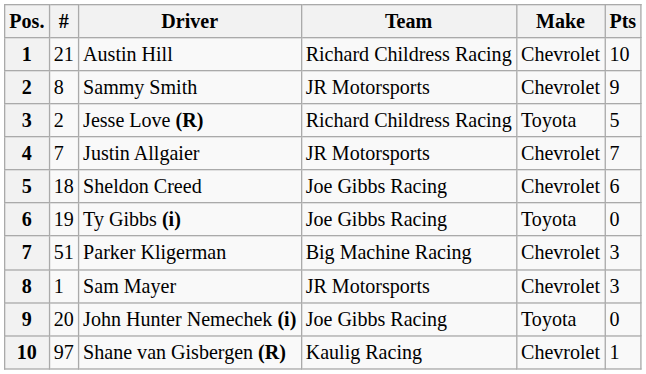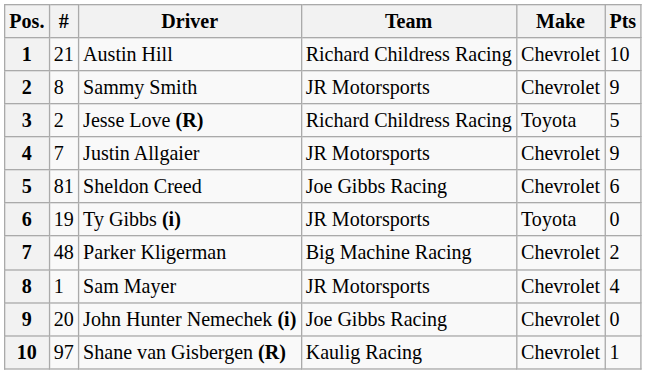(614, 153) 7 -> (614, 153) 9
(64, 186) 18 -> (64, 186) 81
(376, 219) Joe Gibbs Racing -> (368, 219) JR Motorsports
(64, 252) 51 -> (64, 252) 48
(614, 252) 3 -> (614, 252) 2
(614, 285) 3 -> (614, 285) 4
(549, 318) Toyota -> (561, 318) Chevrolet
